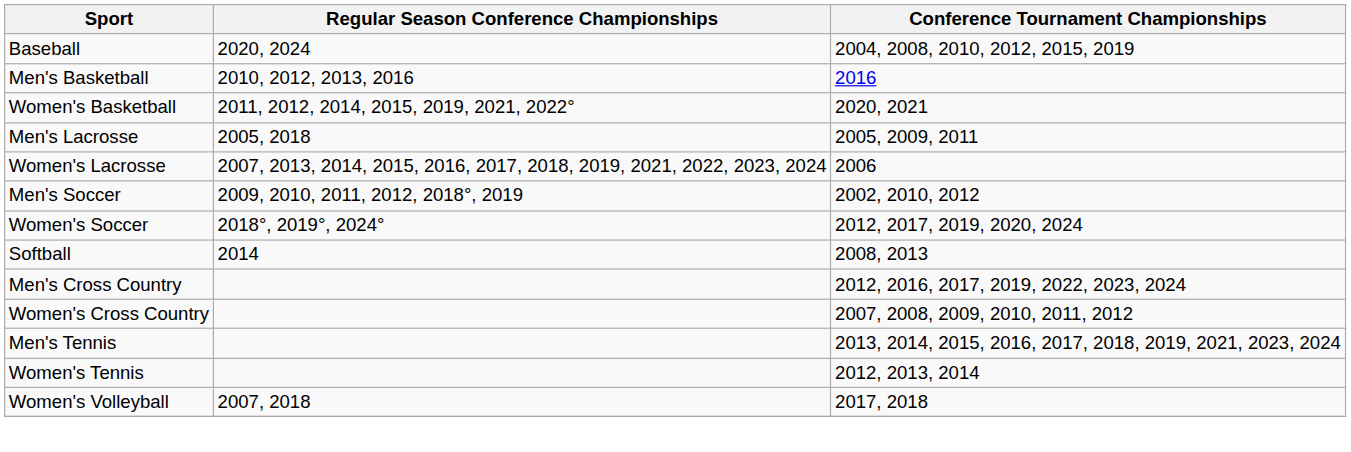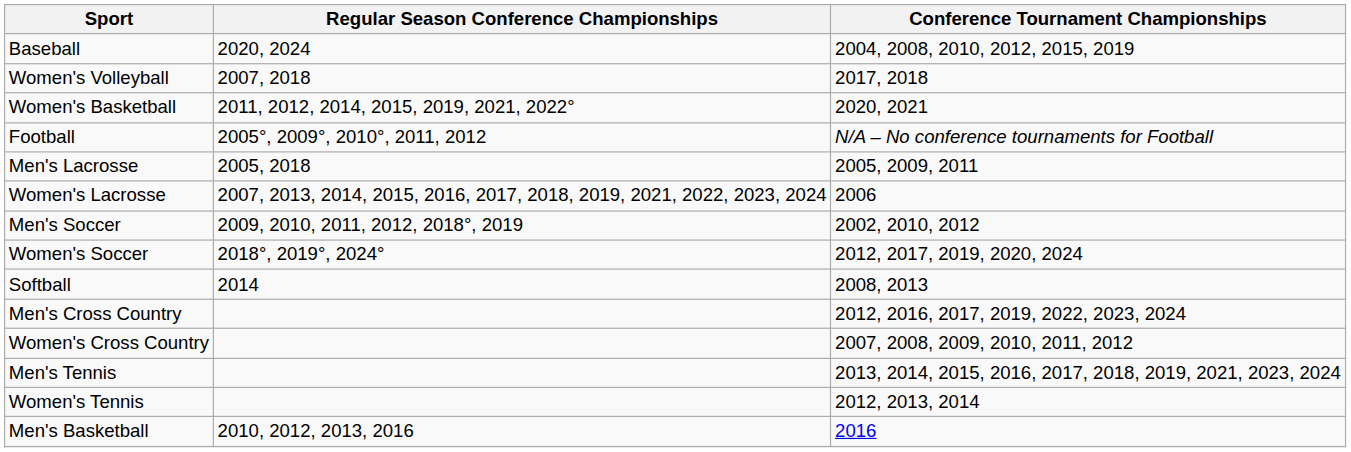rows swapped: (79, 78) <-> (89, 401)
+ row: (42, 136)
